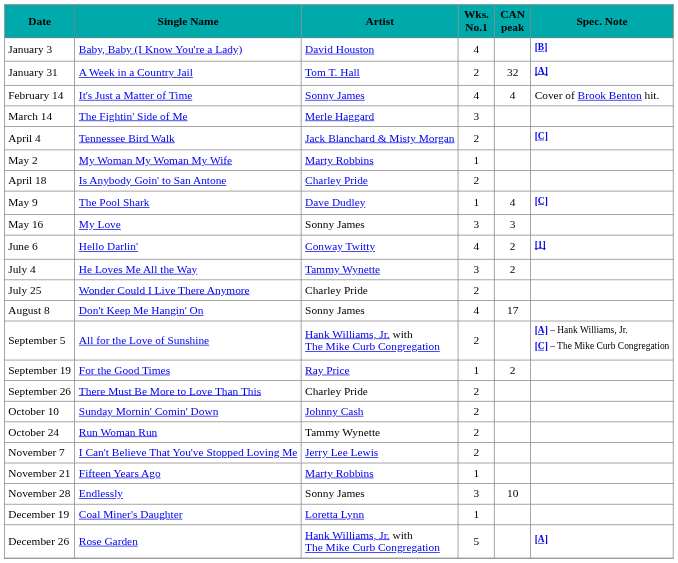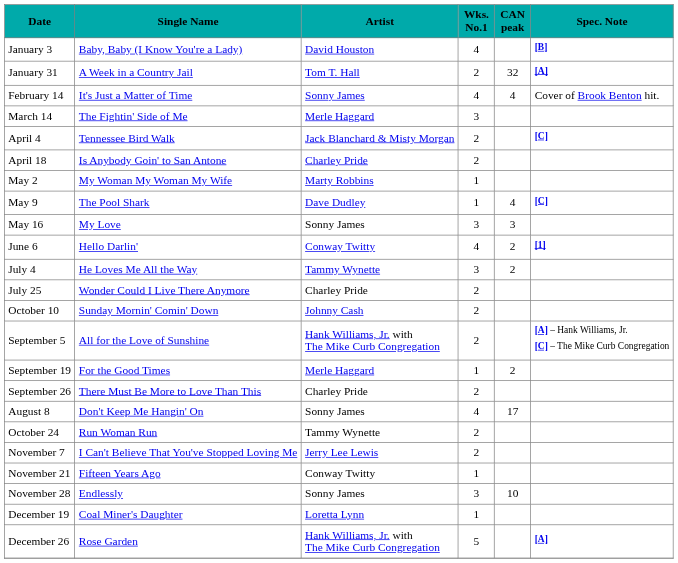rows swapped: (27, 180) <-> (23, 160)
rows swapped: (29, 310) <-> (34, 411)
(327, 370) Ray Price -> (340, 370) Merle Haggard
(339, 473) Marty Robbins -> (340, 473) Conway Twitty
